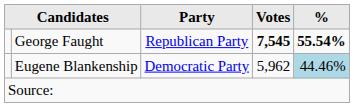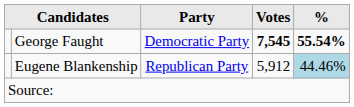(197, 41) Republican Party -> (197, 41) Democratic Party
(197, 66) Democratic Party -> (197, 66) Republican Party
(274, 66) 5,962 -> (274, 66) 5,912
